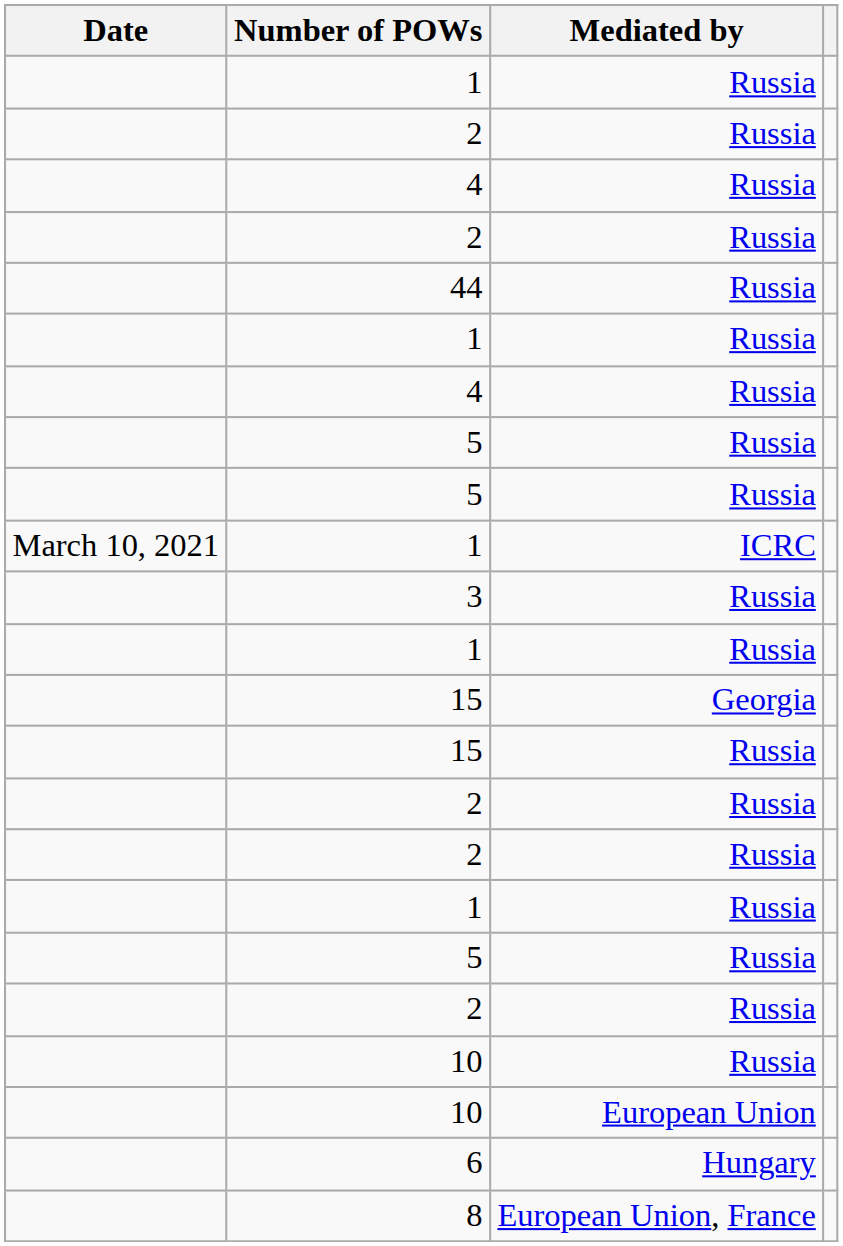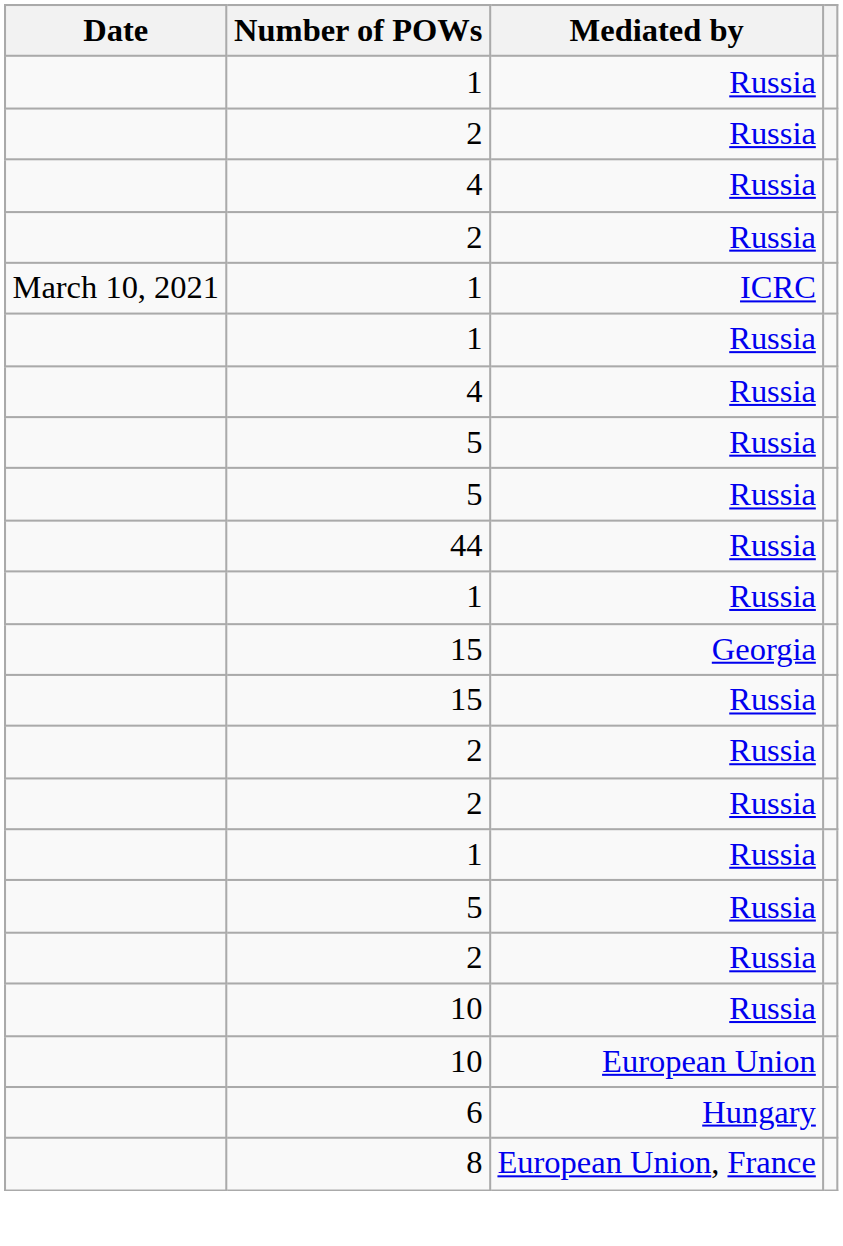rows swapped: (466, 287) <-> (474, 545)
- row: (474, 596)
